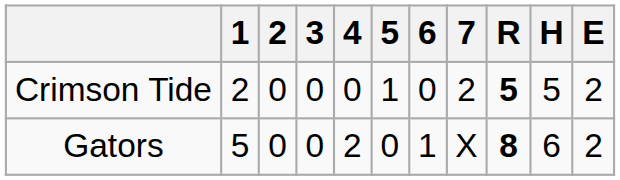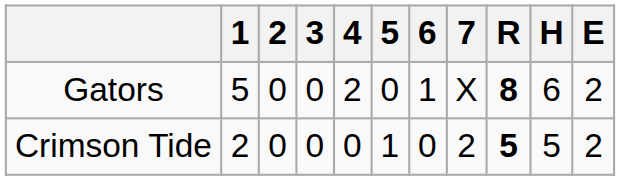rows swapped: (113, 89) <-> (113, 146)
